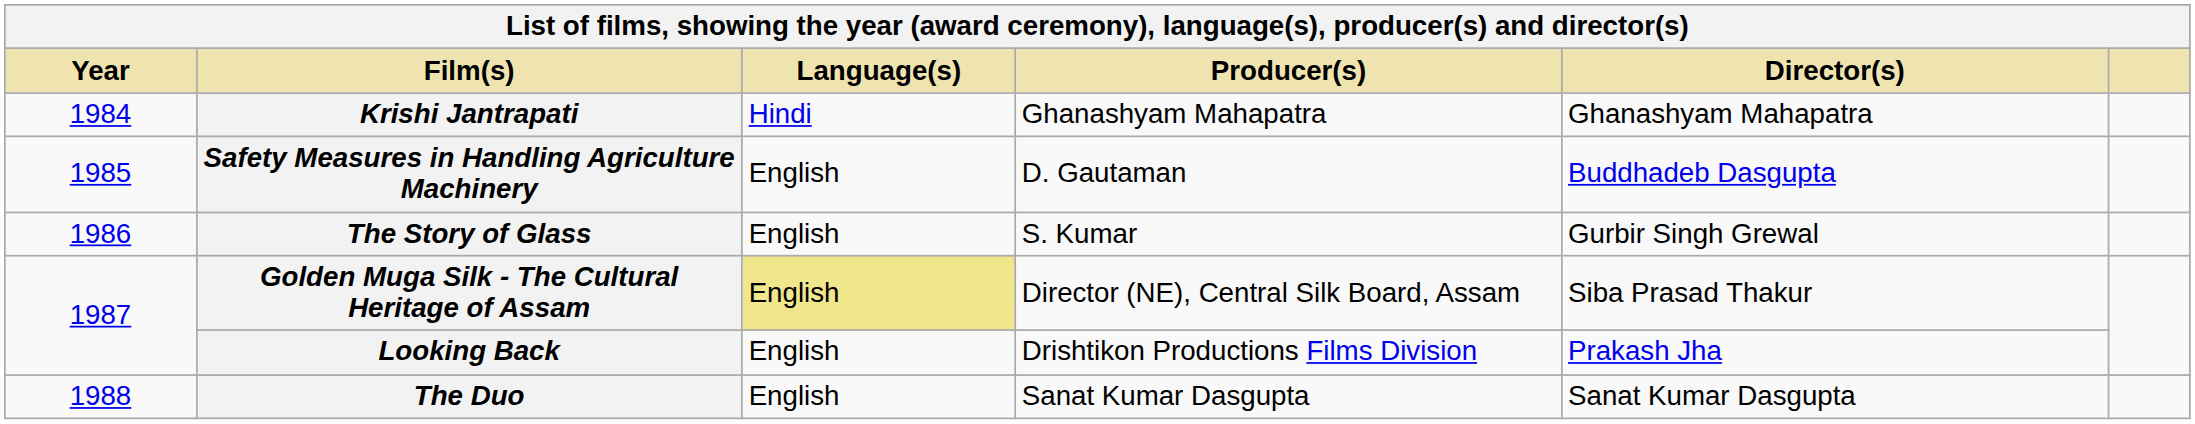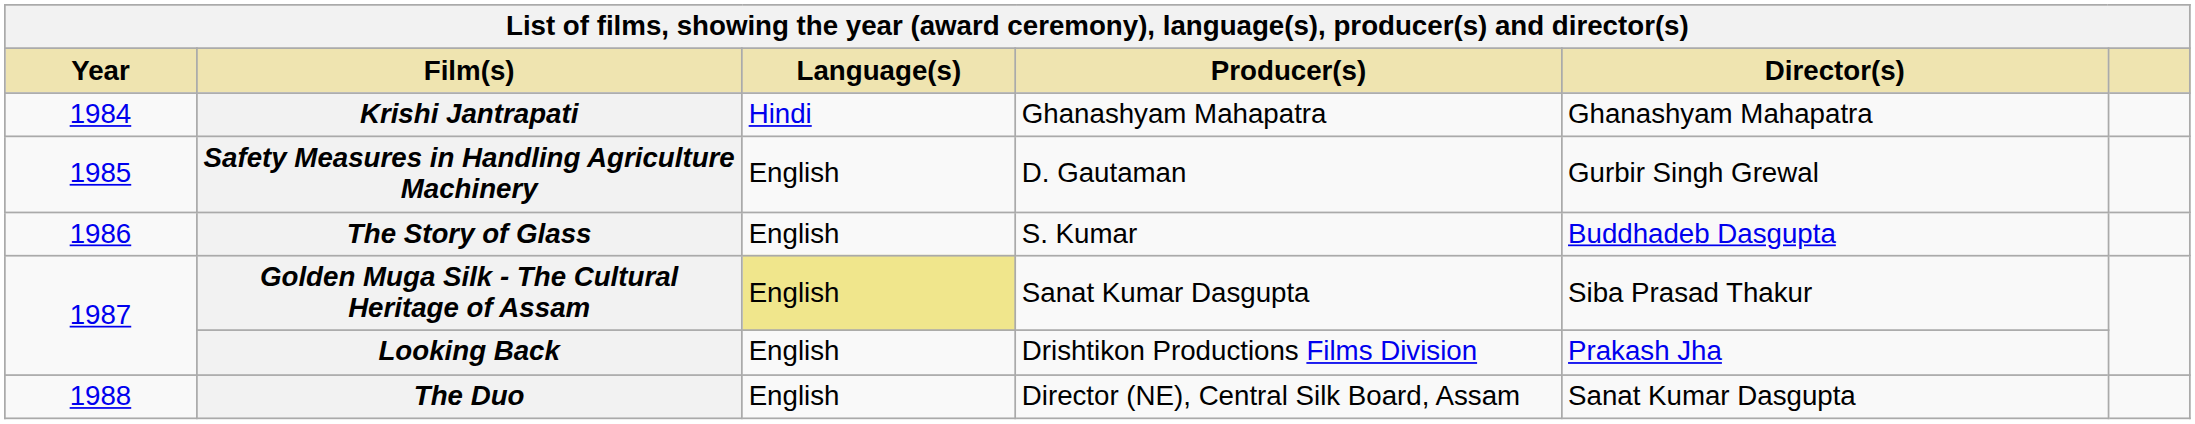(1702, 173) Buddhadeb Dasgupta -> (1693, 173) Gurbir Singh Grewal
(1693, 233) Gurbir Singh Grewal -> (1702, 233) Buddhadeb Dasgupta
(1271, 292) Director (NE), Central Silk Board, Assam -> (1166, 292) Sanat Kumar Dasgupta
(1166, 396) Sanat Kumar Dasgupta -> (1271, 396) Director (NE), Central Silk Board, Assam
